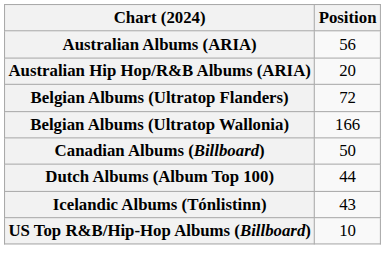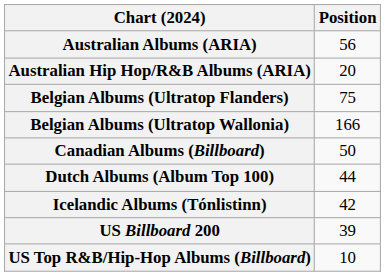(348, 97) 72 -> (348, 97) 75
(348, 204) 43 -> (348, 204) 42
+ row: (160, 230)
